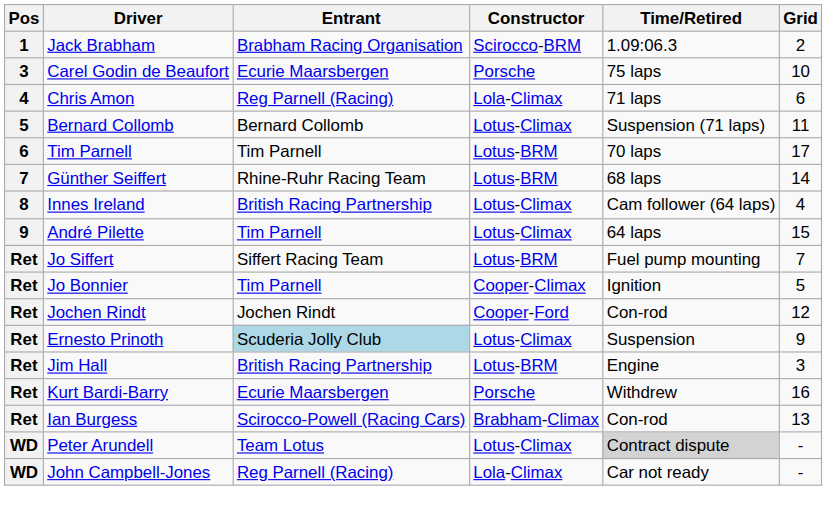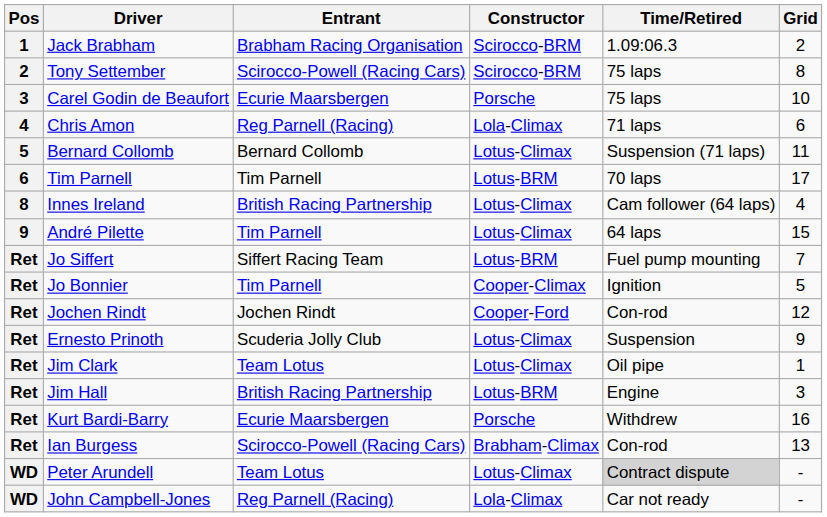+ row: (106, 72)
- row: (107, 178)
(309, 339) lightblue background -> (309, 339) no background
+ row: (82, 365)
